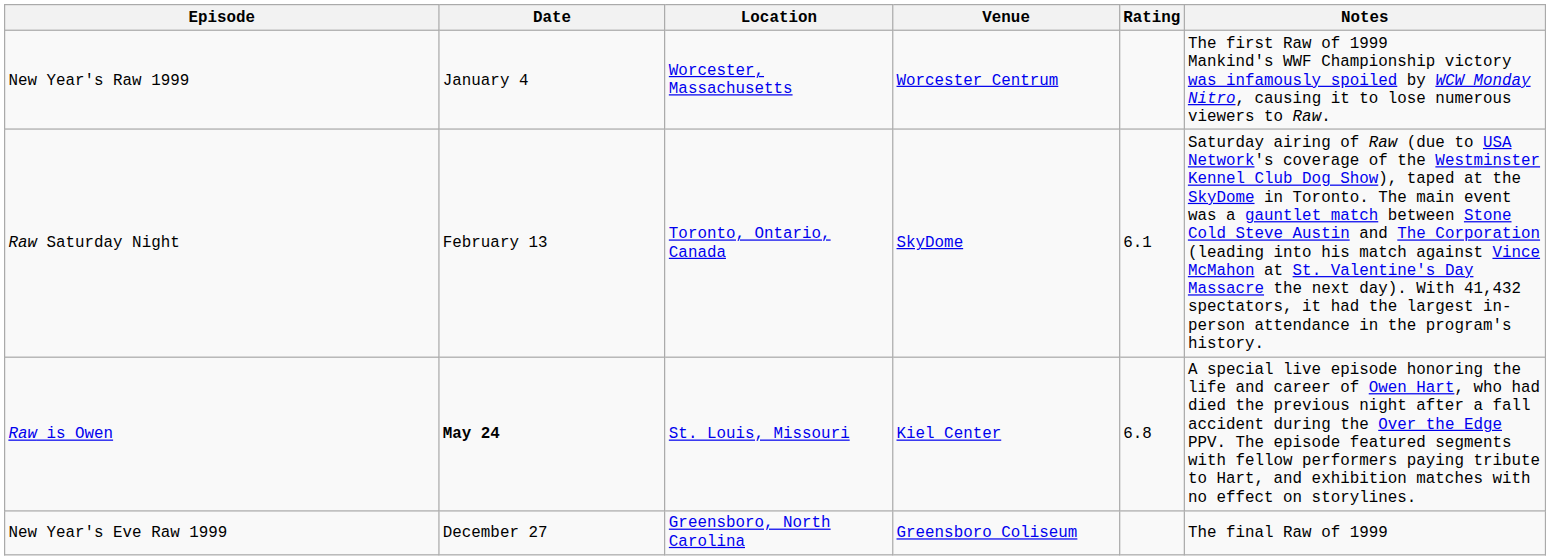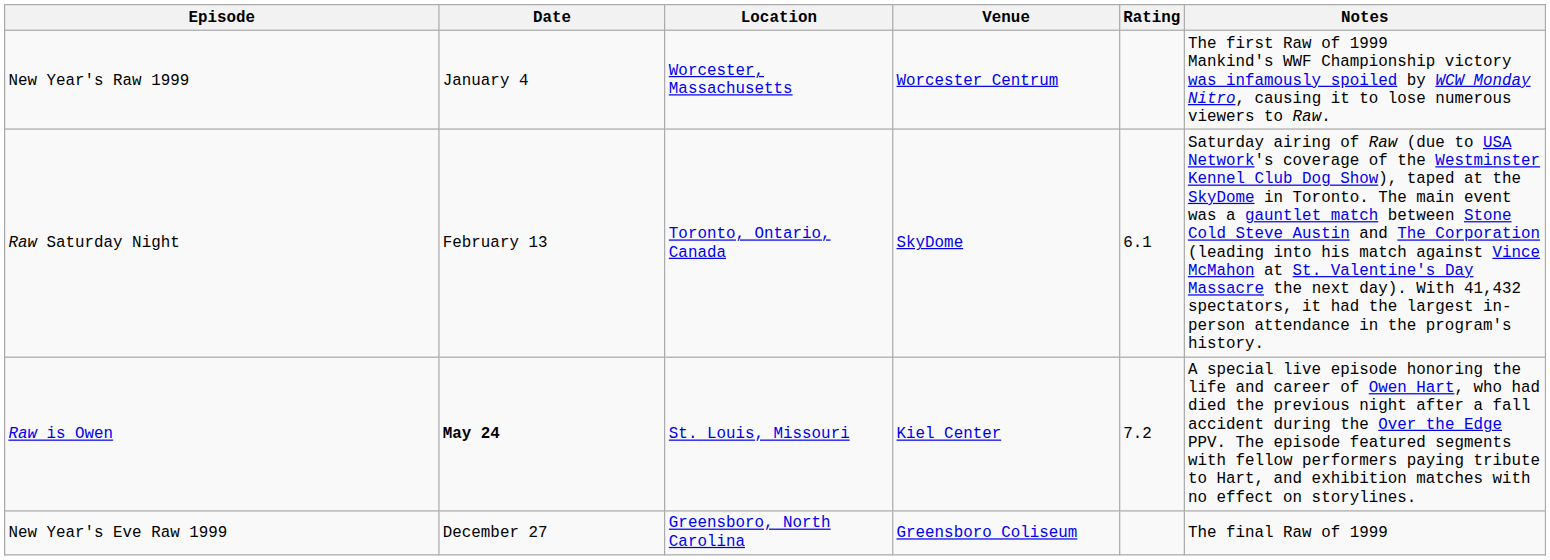(1138, 434) 6.8 -> (1138, 434) 7.2
